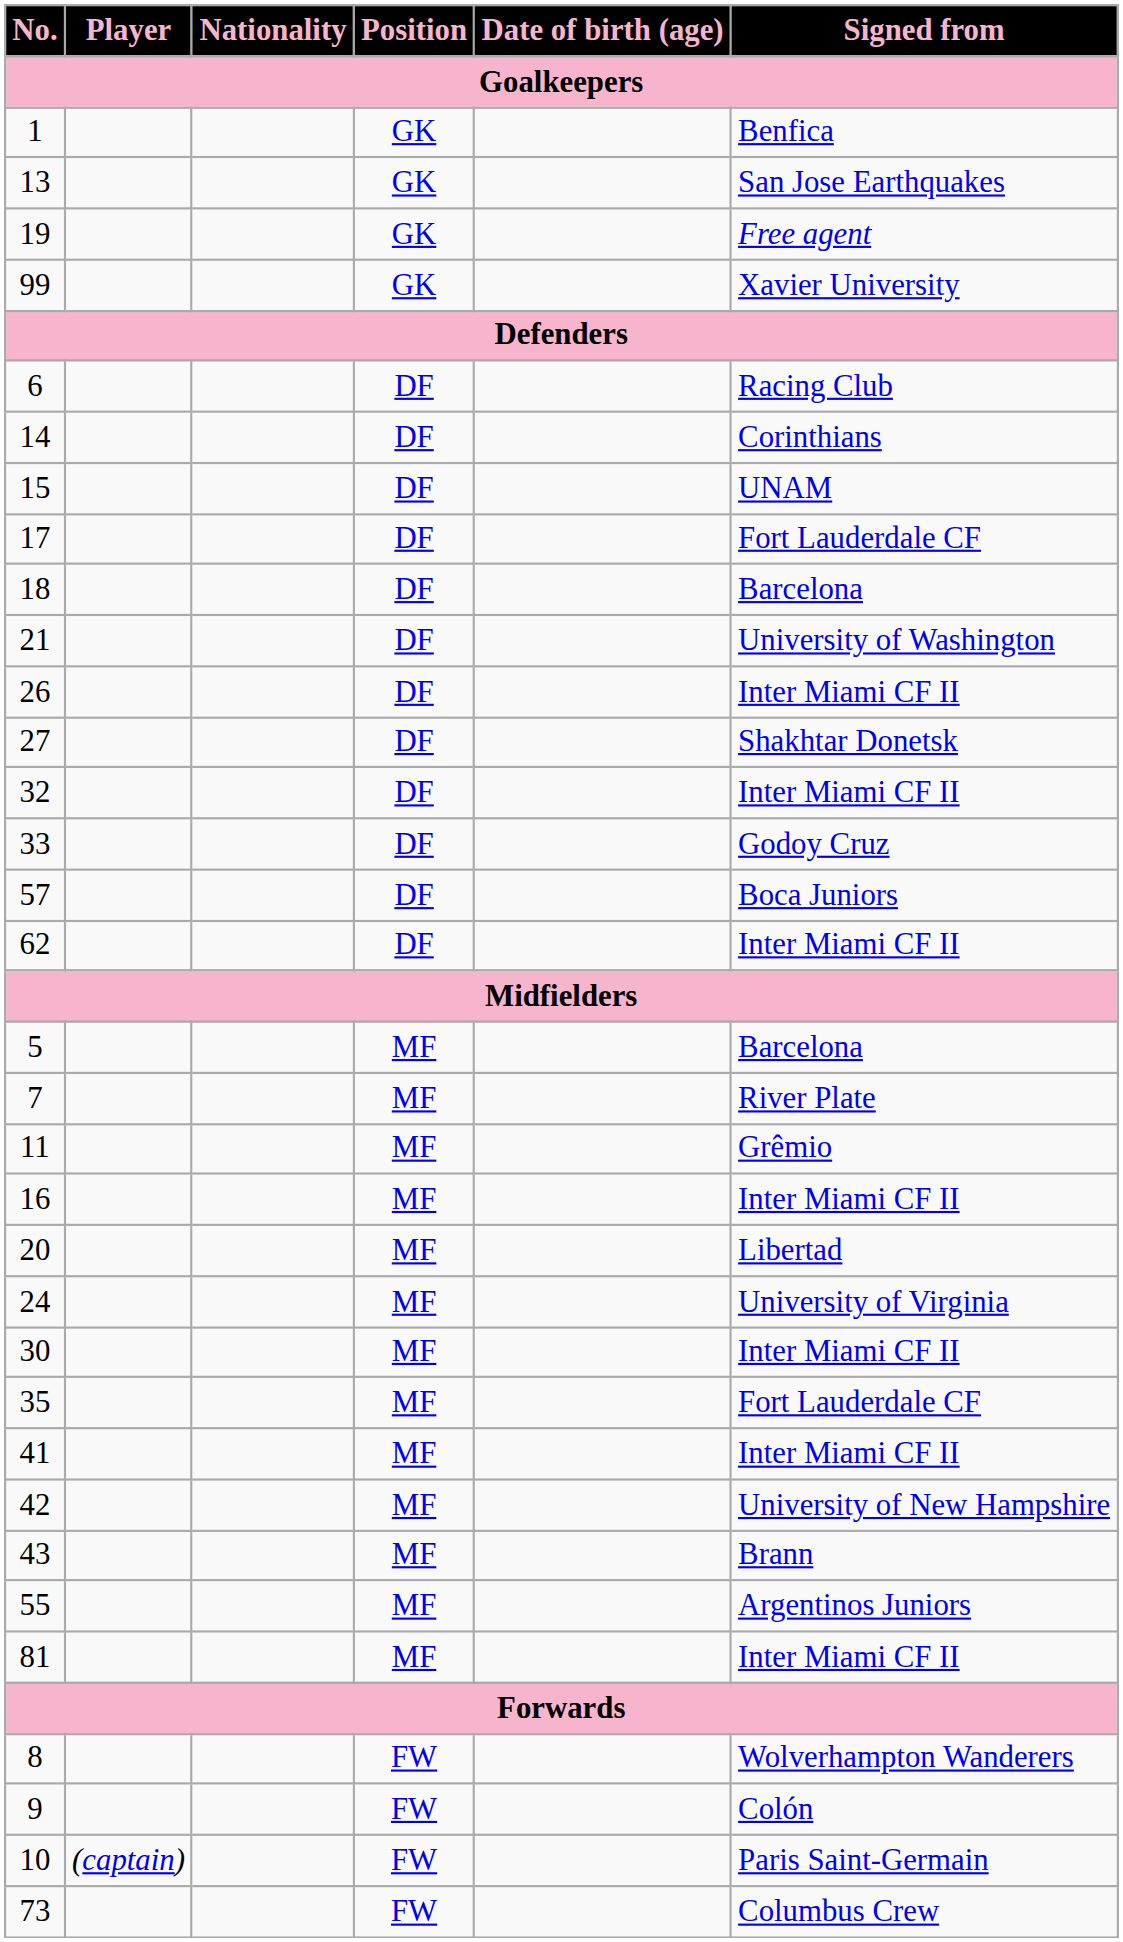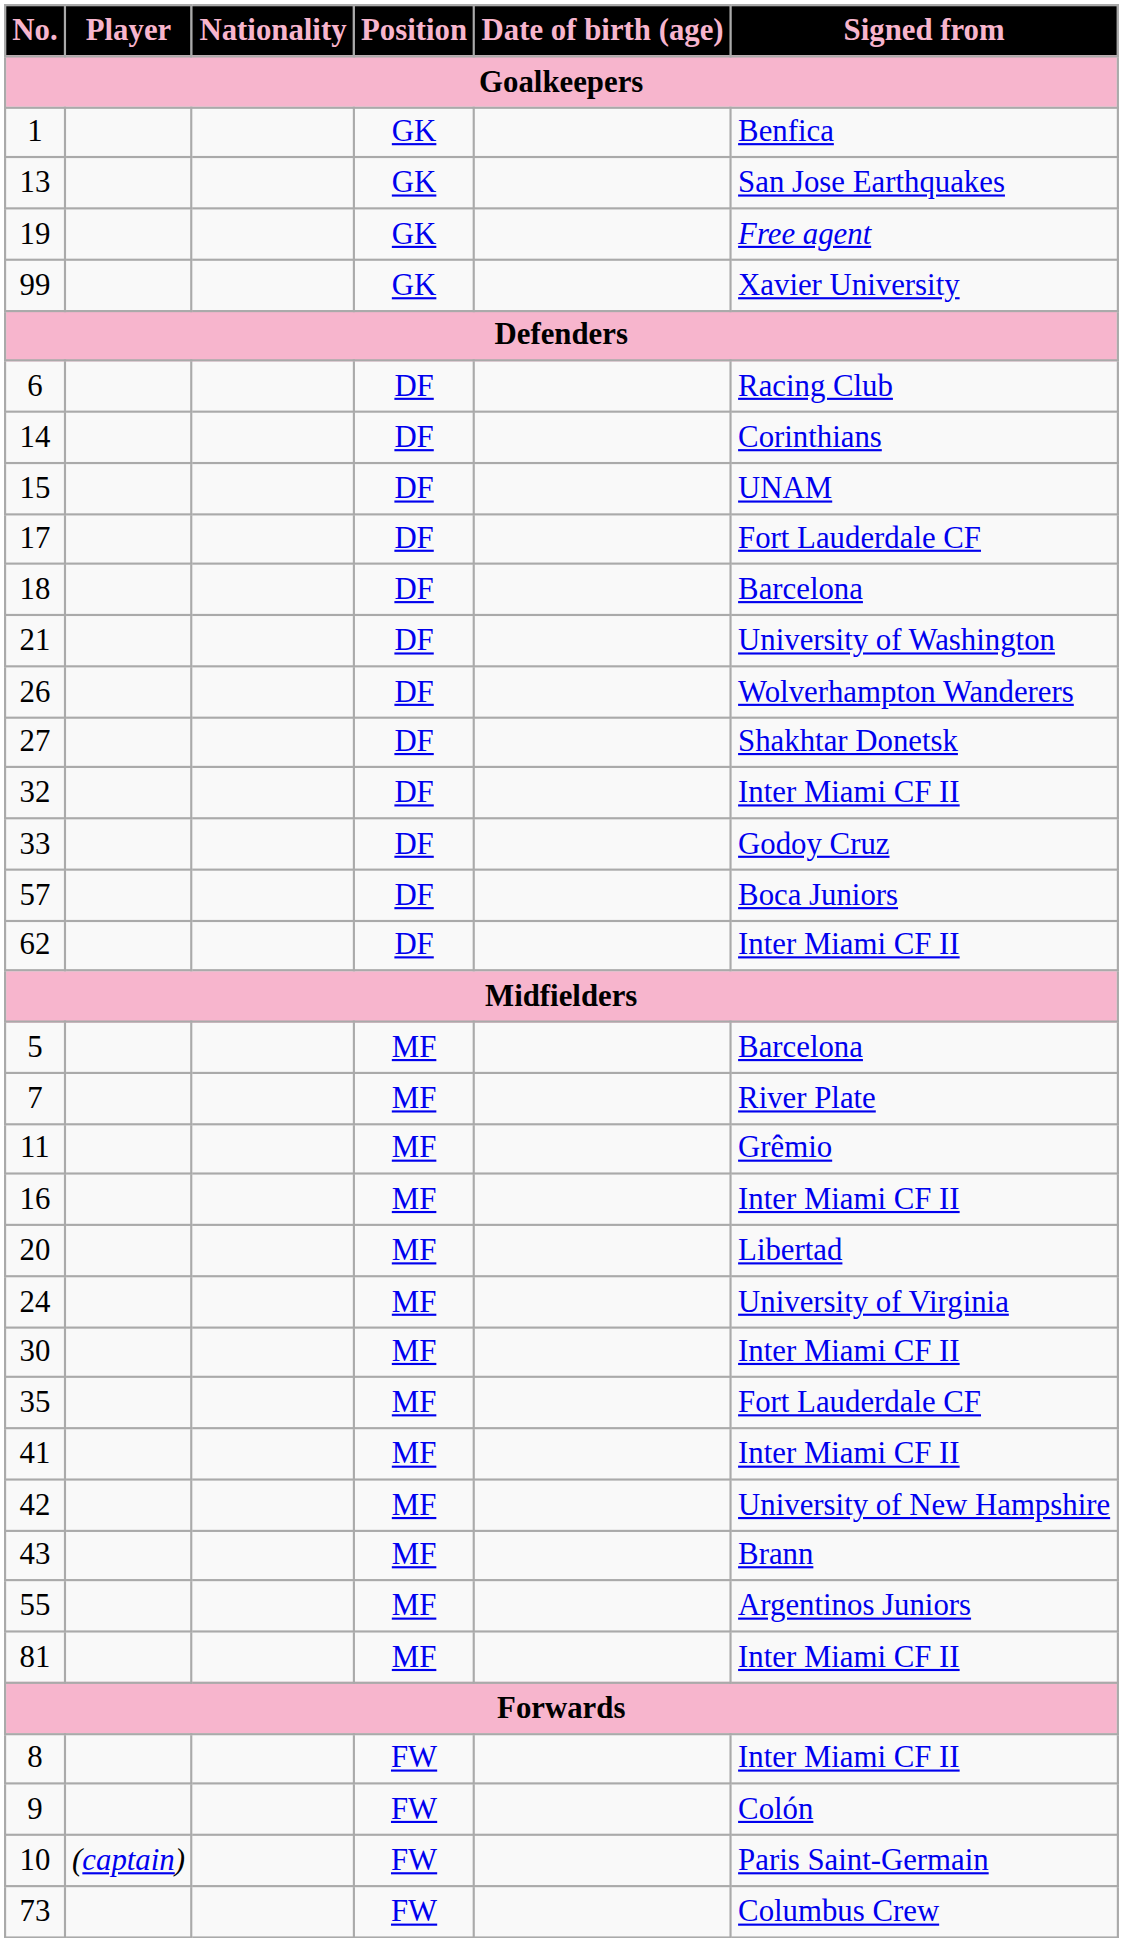(849, 691) Inter Miami CF II -> (906, 691) Wolverhampton Wanderers
(906, 1758) Wolverhampton Wanderers -> (849, 1758) Inter Miami CF II
